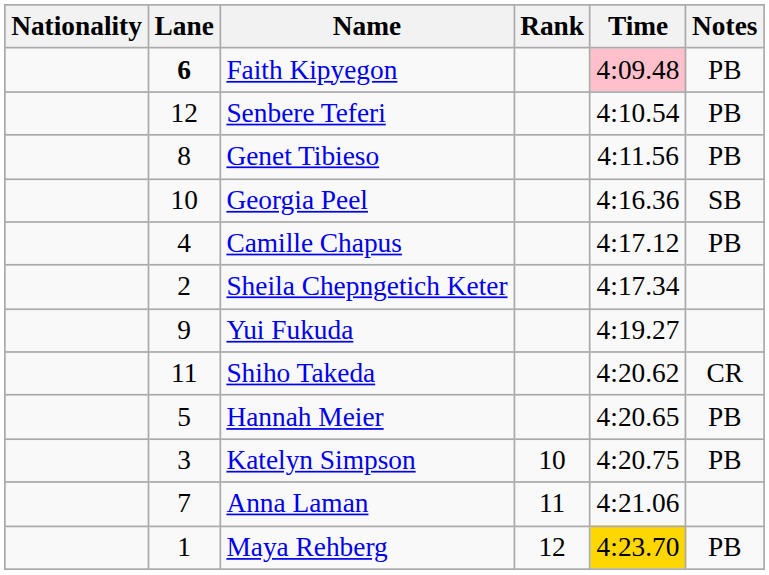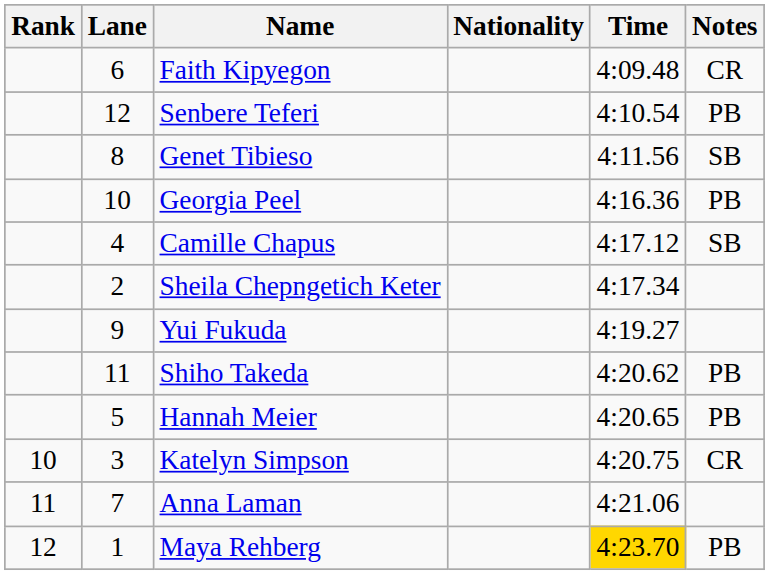columns swapped: (552, 26) <-> (77, 26)
(184, 69) bold -> (117, 69) normal
(638, 69) pink background -> (638, 69) no background
(725, 69) PB -> (725, 69) CR
(725, 156) PB -> (725, 156) SB
(725, 199) SB -> (725, 199) PB
(725, 243) PB -> (725, 243) SB
(725, 373) CR -> (725, 373) PB
(725, 460) PB -> (725, 460) CR
